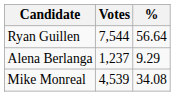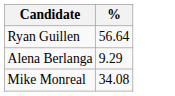- column: (114, 15)
